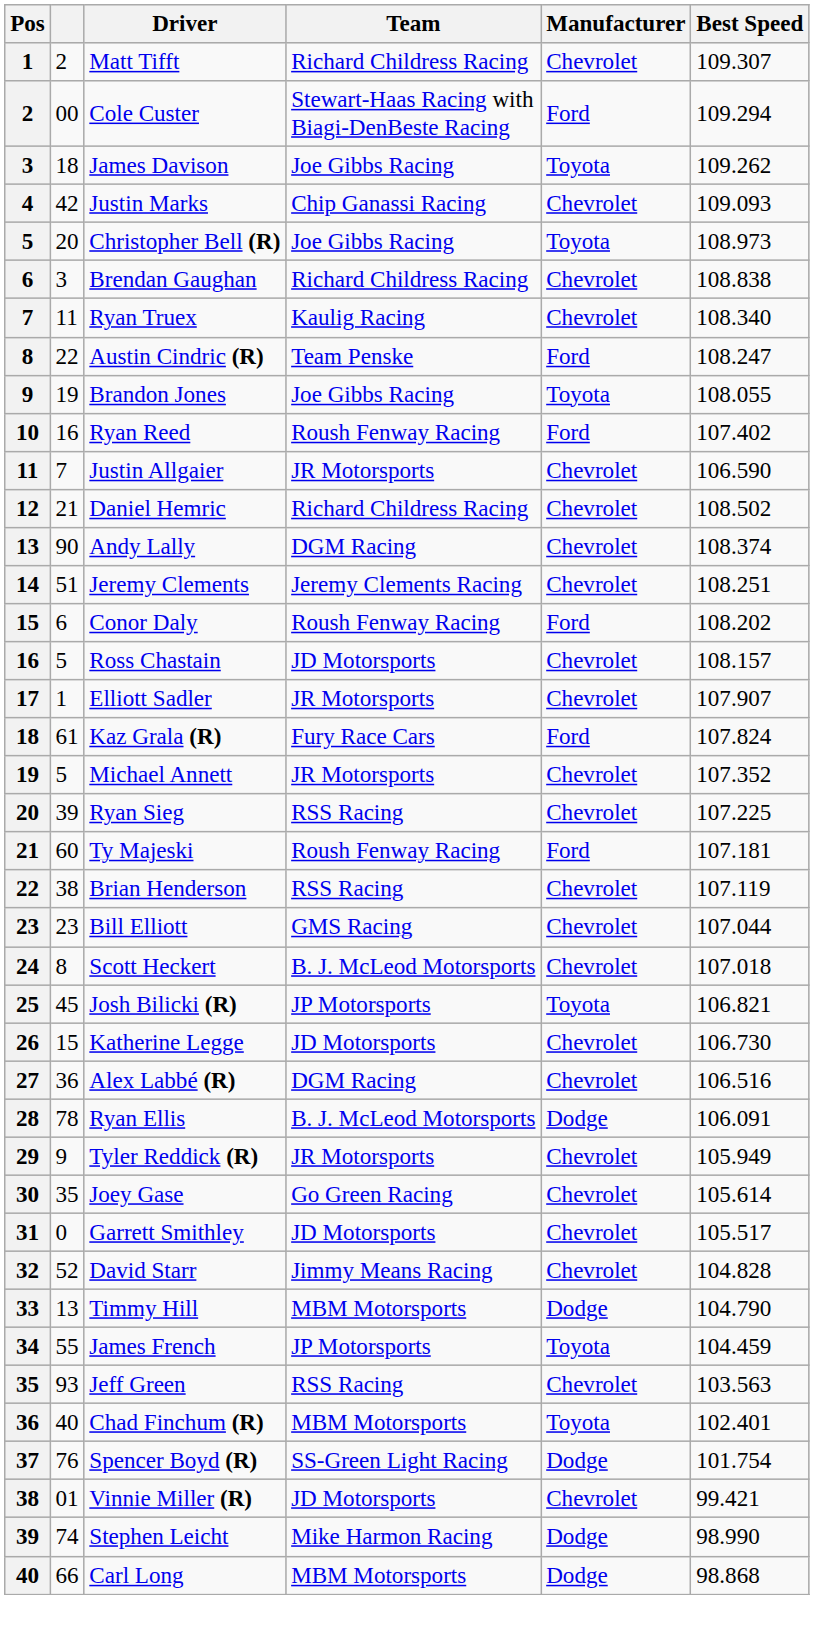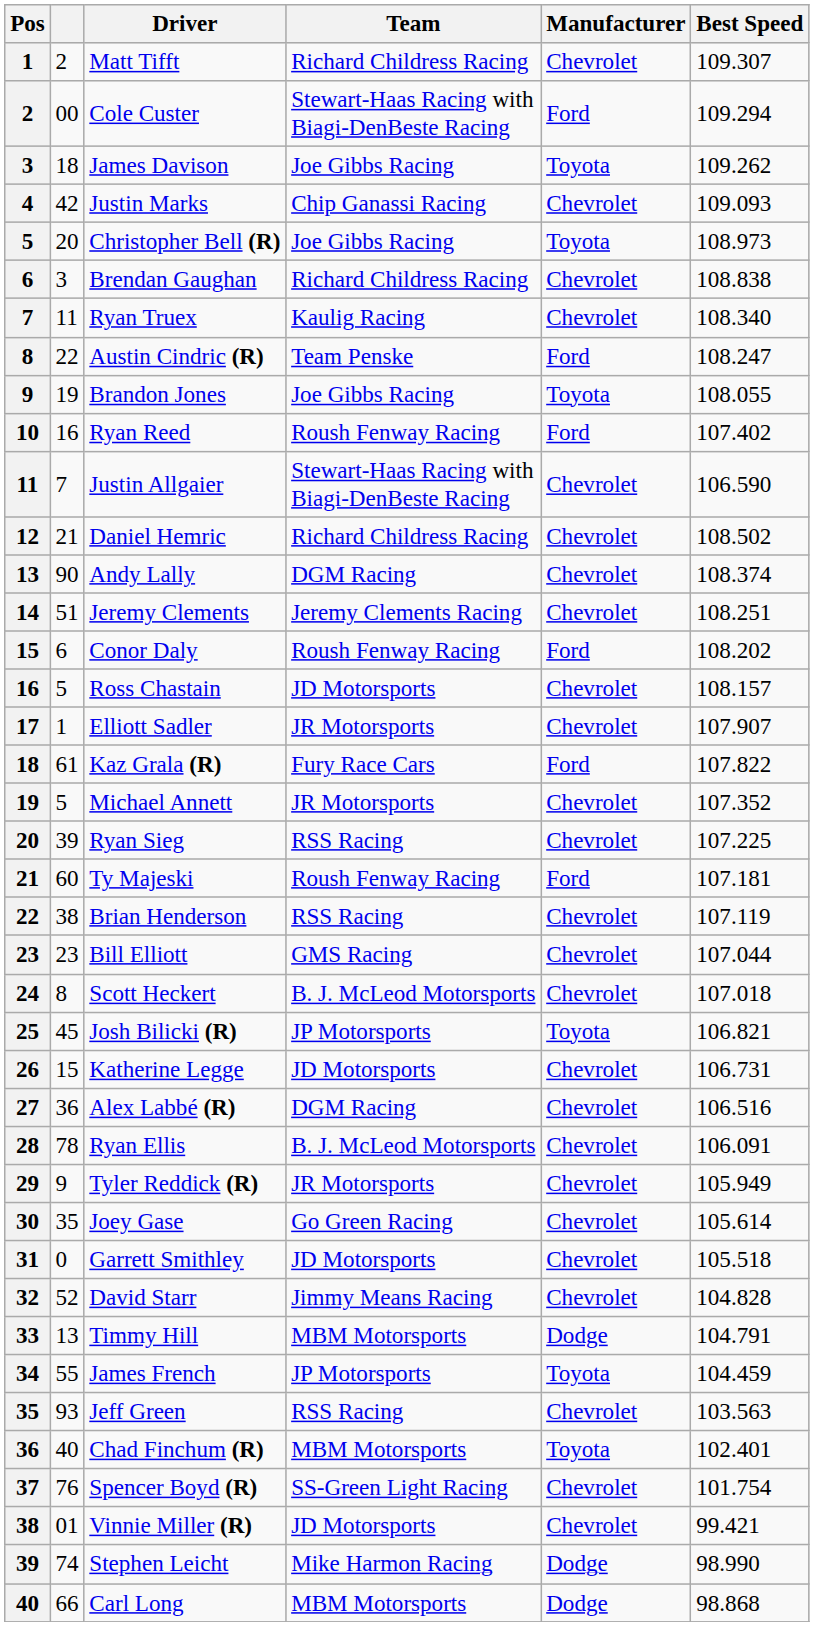(363, 470) JR Motorsports -> (412, 483) Stewart-Haas Racing with Biagi-DenBeste Racing
(734, 736) 107.824 -> (734, 764) 107.822
(734, 1041) 106.730 -> (734, 1068) 106.731
(577, 1117) Dodge -> (592, 1145) Chevrolet
(734, 1232) 105.517 -> (734, 1259) 105.518
(734, 1308) 104.790 -> (734, 1335) 104.791
(577, 1460) Dodge -> (592, 1487) Chevrolet
